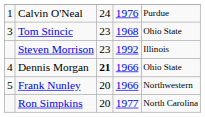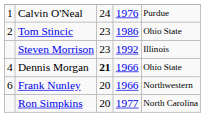(10, 31) 3 -> (10, 31) 2
(127, 31) 1968 -> (127, 31) 1986
(10, 85) 5 -> (10, 85) 6
